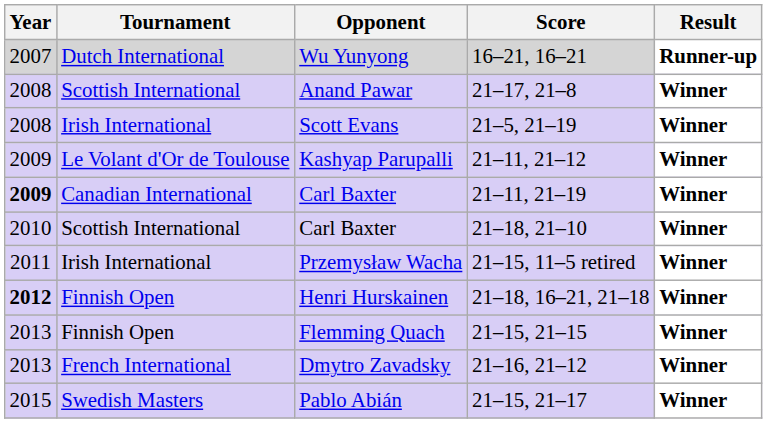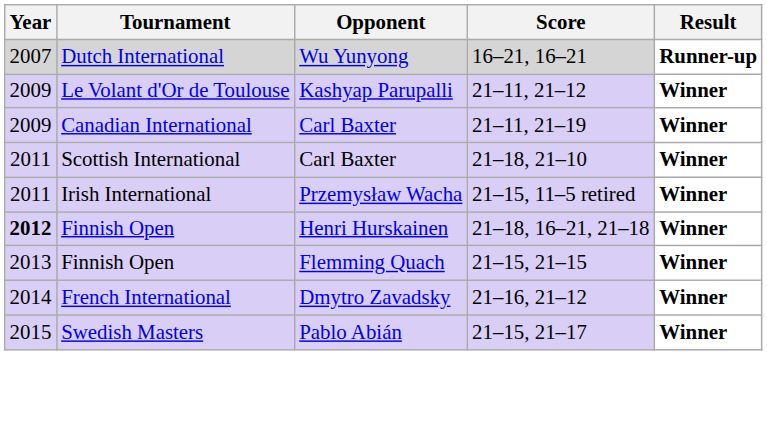- row: (356, 90)
- row: (349, 125)
(30, 194) bold -> (30, 125) normal
(30, 228) 2010 -> (30, 159) 2011
(30, 366) 2013 -> (30, 297) 2014
